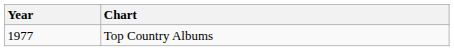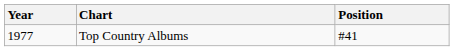+ column: (361, 14)
